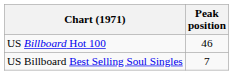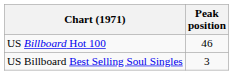(207, 61) 7 -> (207, 61) 3
